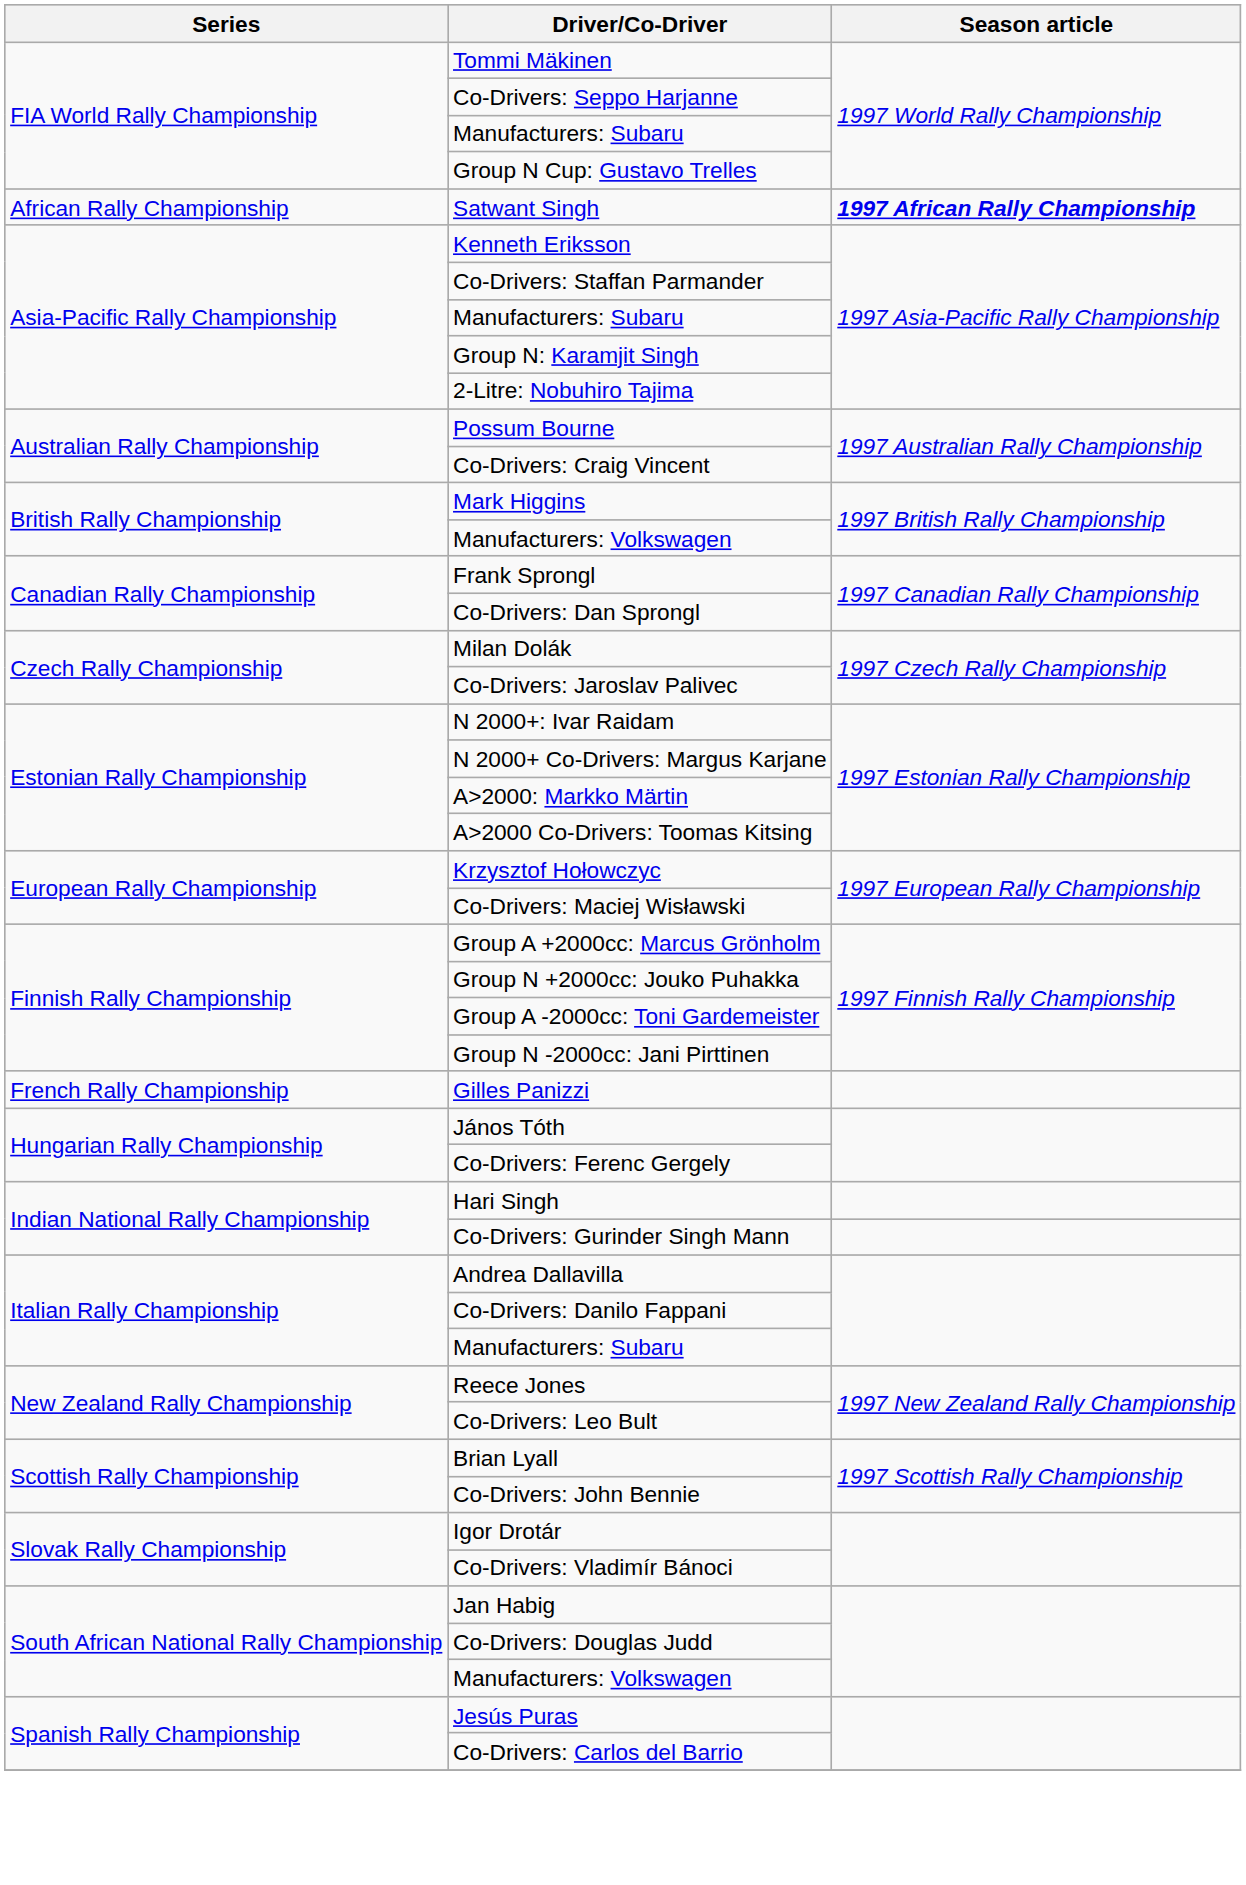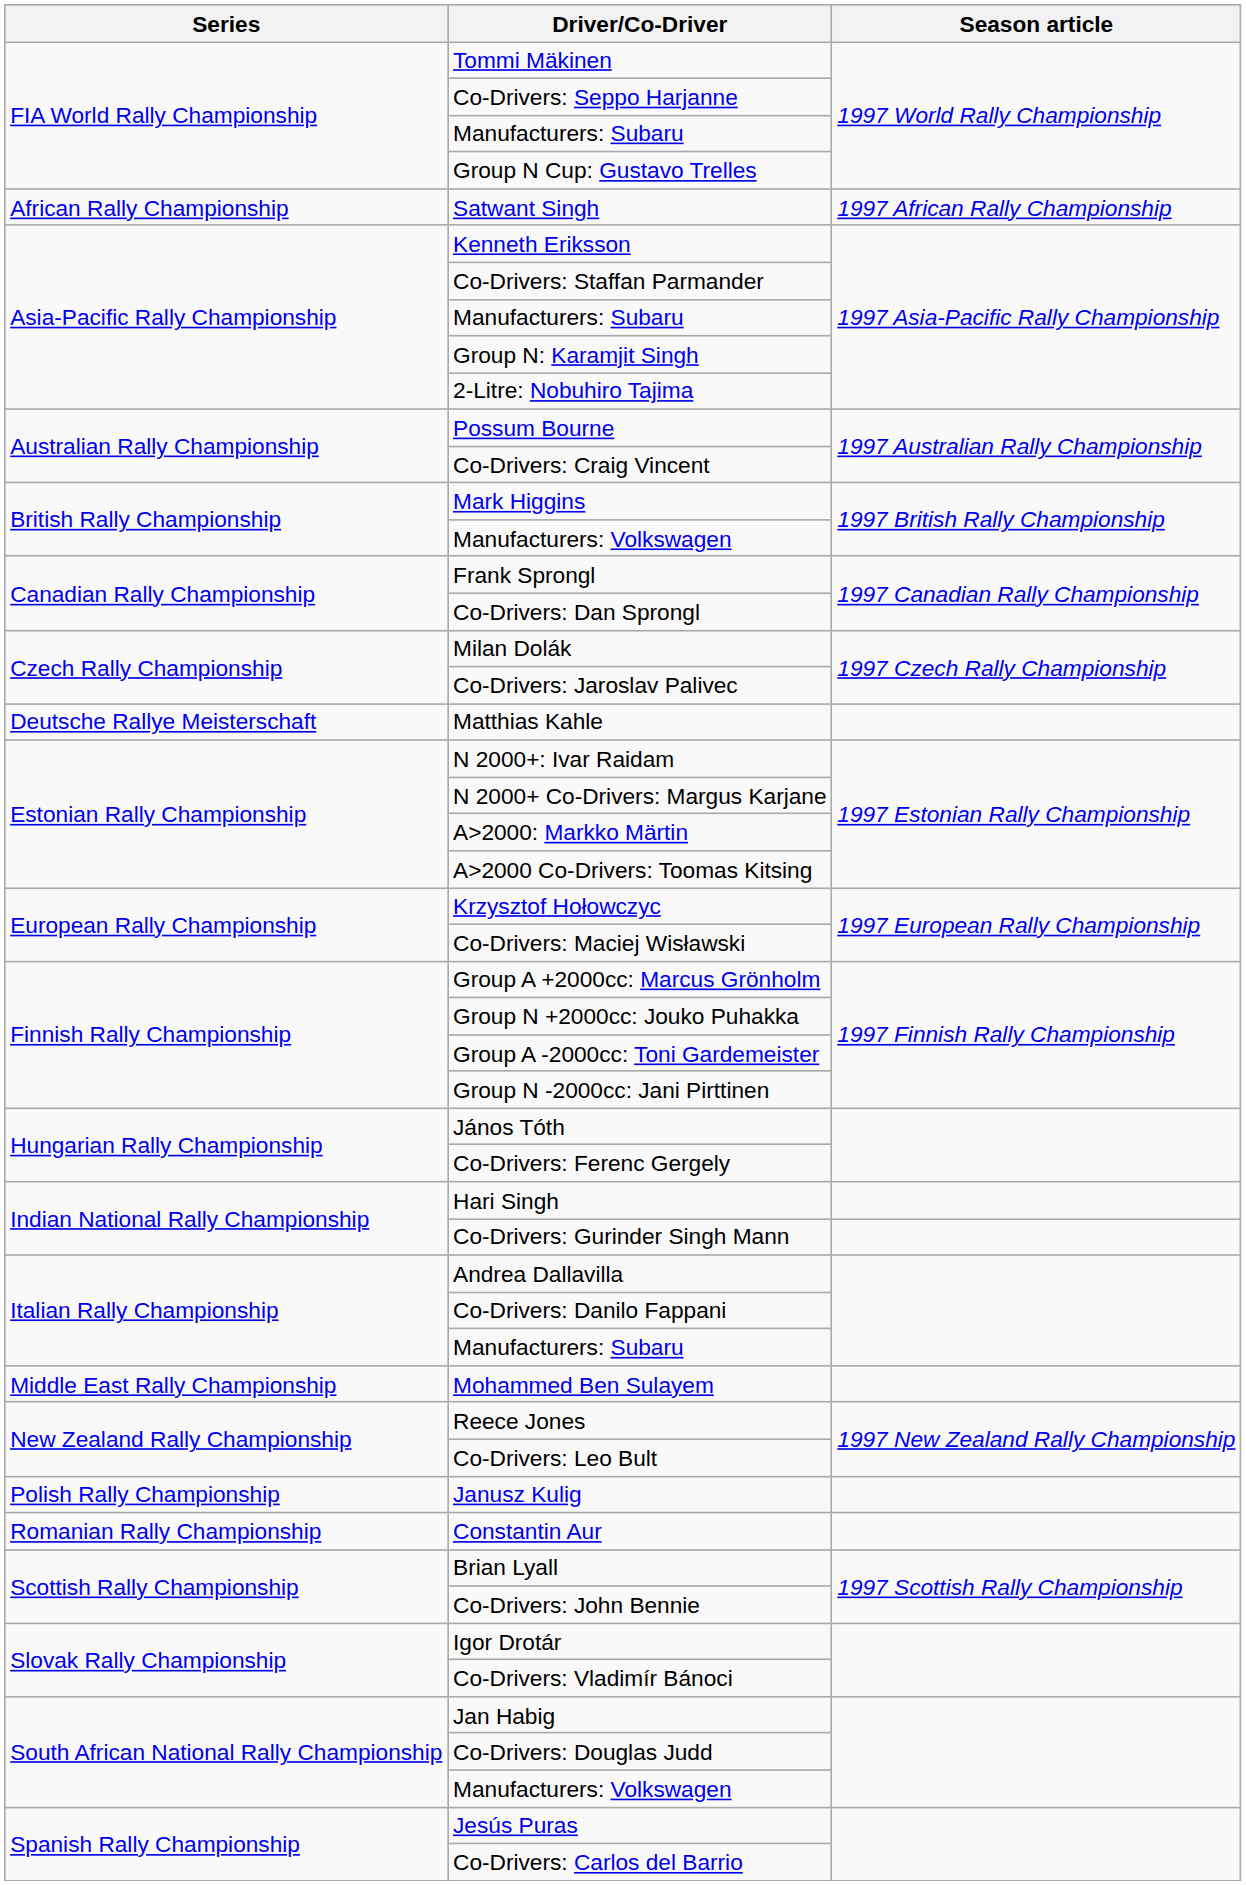(1016, 207) bold -> (1004, 207) normal
+ row: (163, 722)
- row: (149, 1090)
+ row: (173, 1384)
+ row: (145, 1494)
+ row: (166, 1531)
